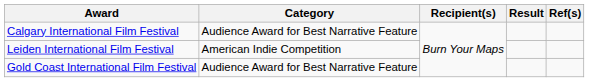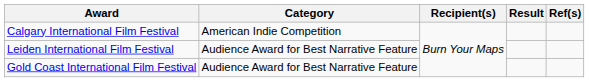(309, 31) Audience Award for Best Narrative Feature -> (271, 31) American Indie Competition
(271, 49) American Indie Competition -> (309, 49) Audience Award for Best Narrative Feature
